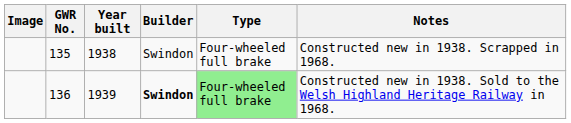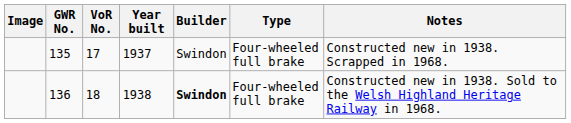+ column: (101, 21)
(102, 54) 1938 -> (137, 54) 1937
(102, 95) 1939 -> (137, 95) 1938
(242, 95) lightgreen background -> (276, 95) no background
